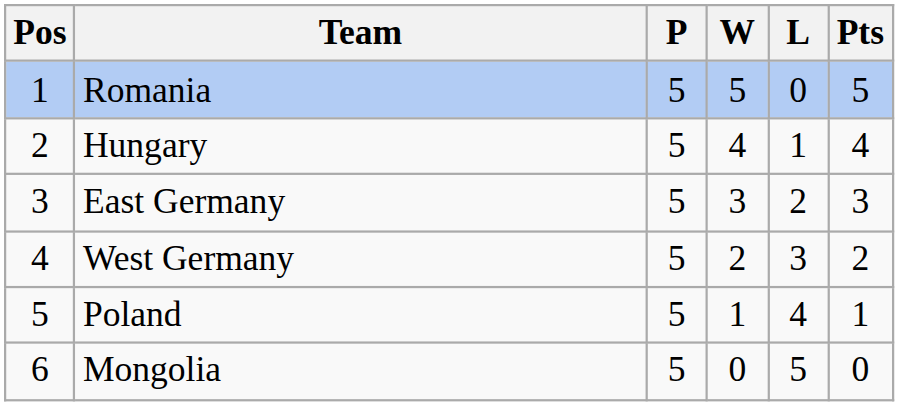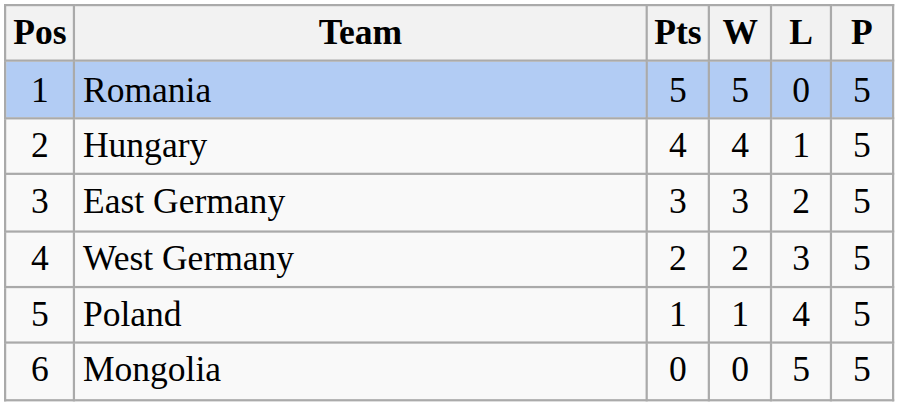columns swapped: (677, 32) <-> (860, 32)
